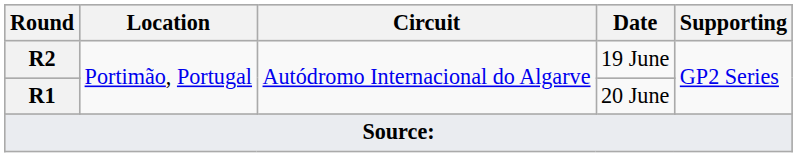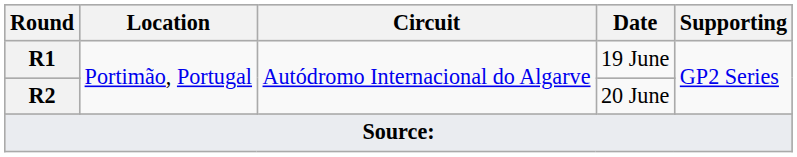(42, 58) R2 -> (42, 58) R1
(42, 95) R1 -> (42, 95) R2
